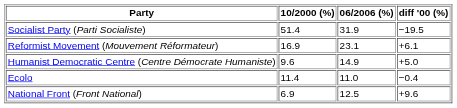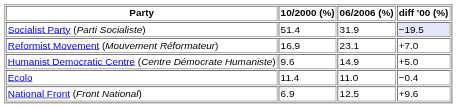(411, 29) no background -> (411, 29) lavender background
(408, 45) +6.1 -> (408, 45) +7.0
